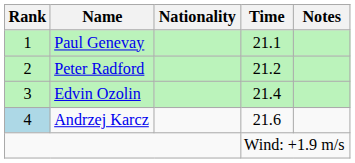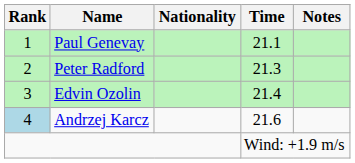(267, 68) 21.2 -> (267, 68) 21.3
